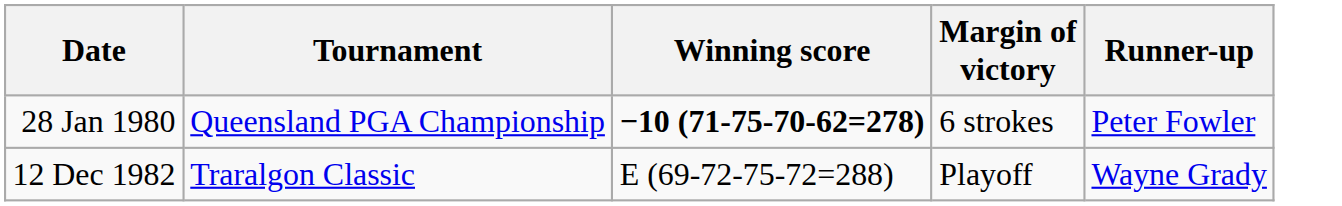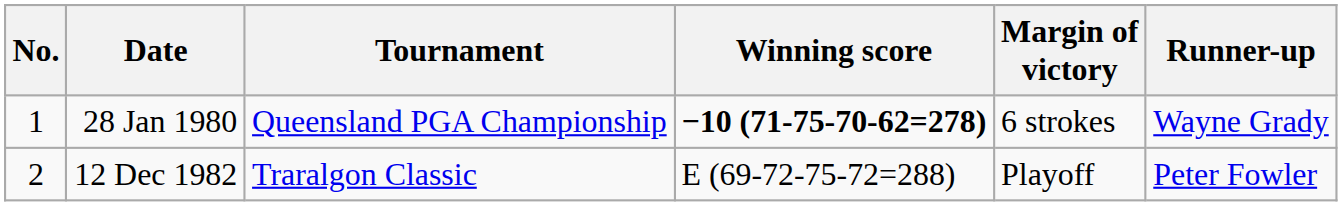+ column: (36, 49)
(1173, 121) Peter Fowler -> (1241, 121) Wayne Grady
(1179, 174) Wayne Grady -> (1235, 174) Peter Fowler
